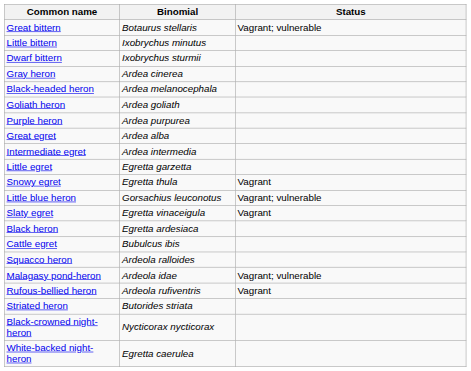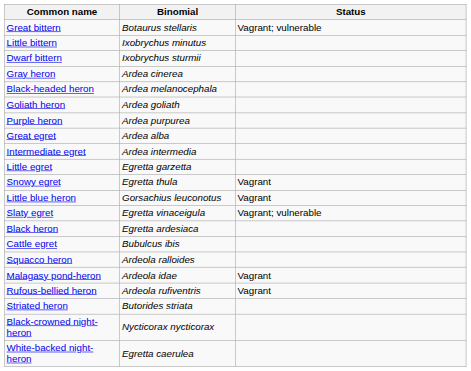(280, 197) Vagrant; vulnerable -> (254, 197) Vagrant
(254, 213) Vagrant -> (280, 213) Vagrant; vulnerable
(280, 275) Vagrant; vulnerable -> (254, 275) Vagrant
